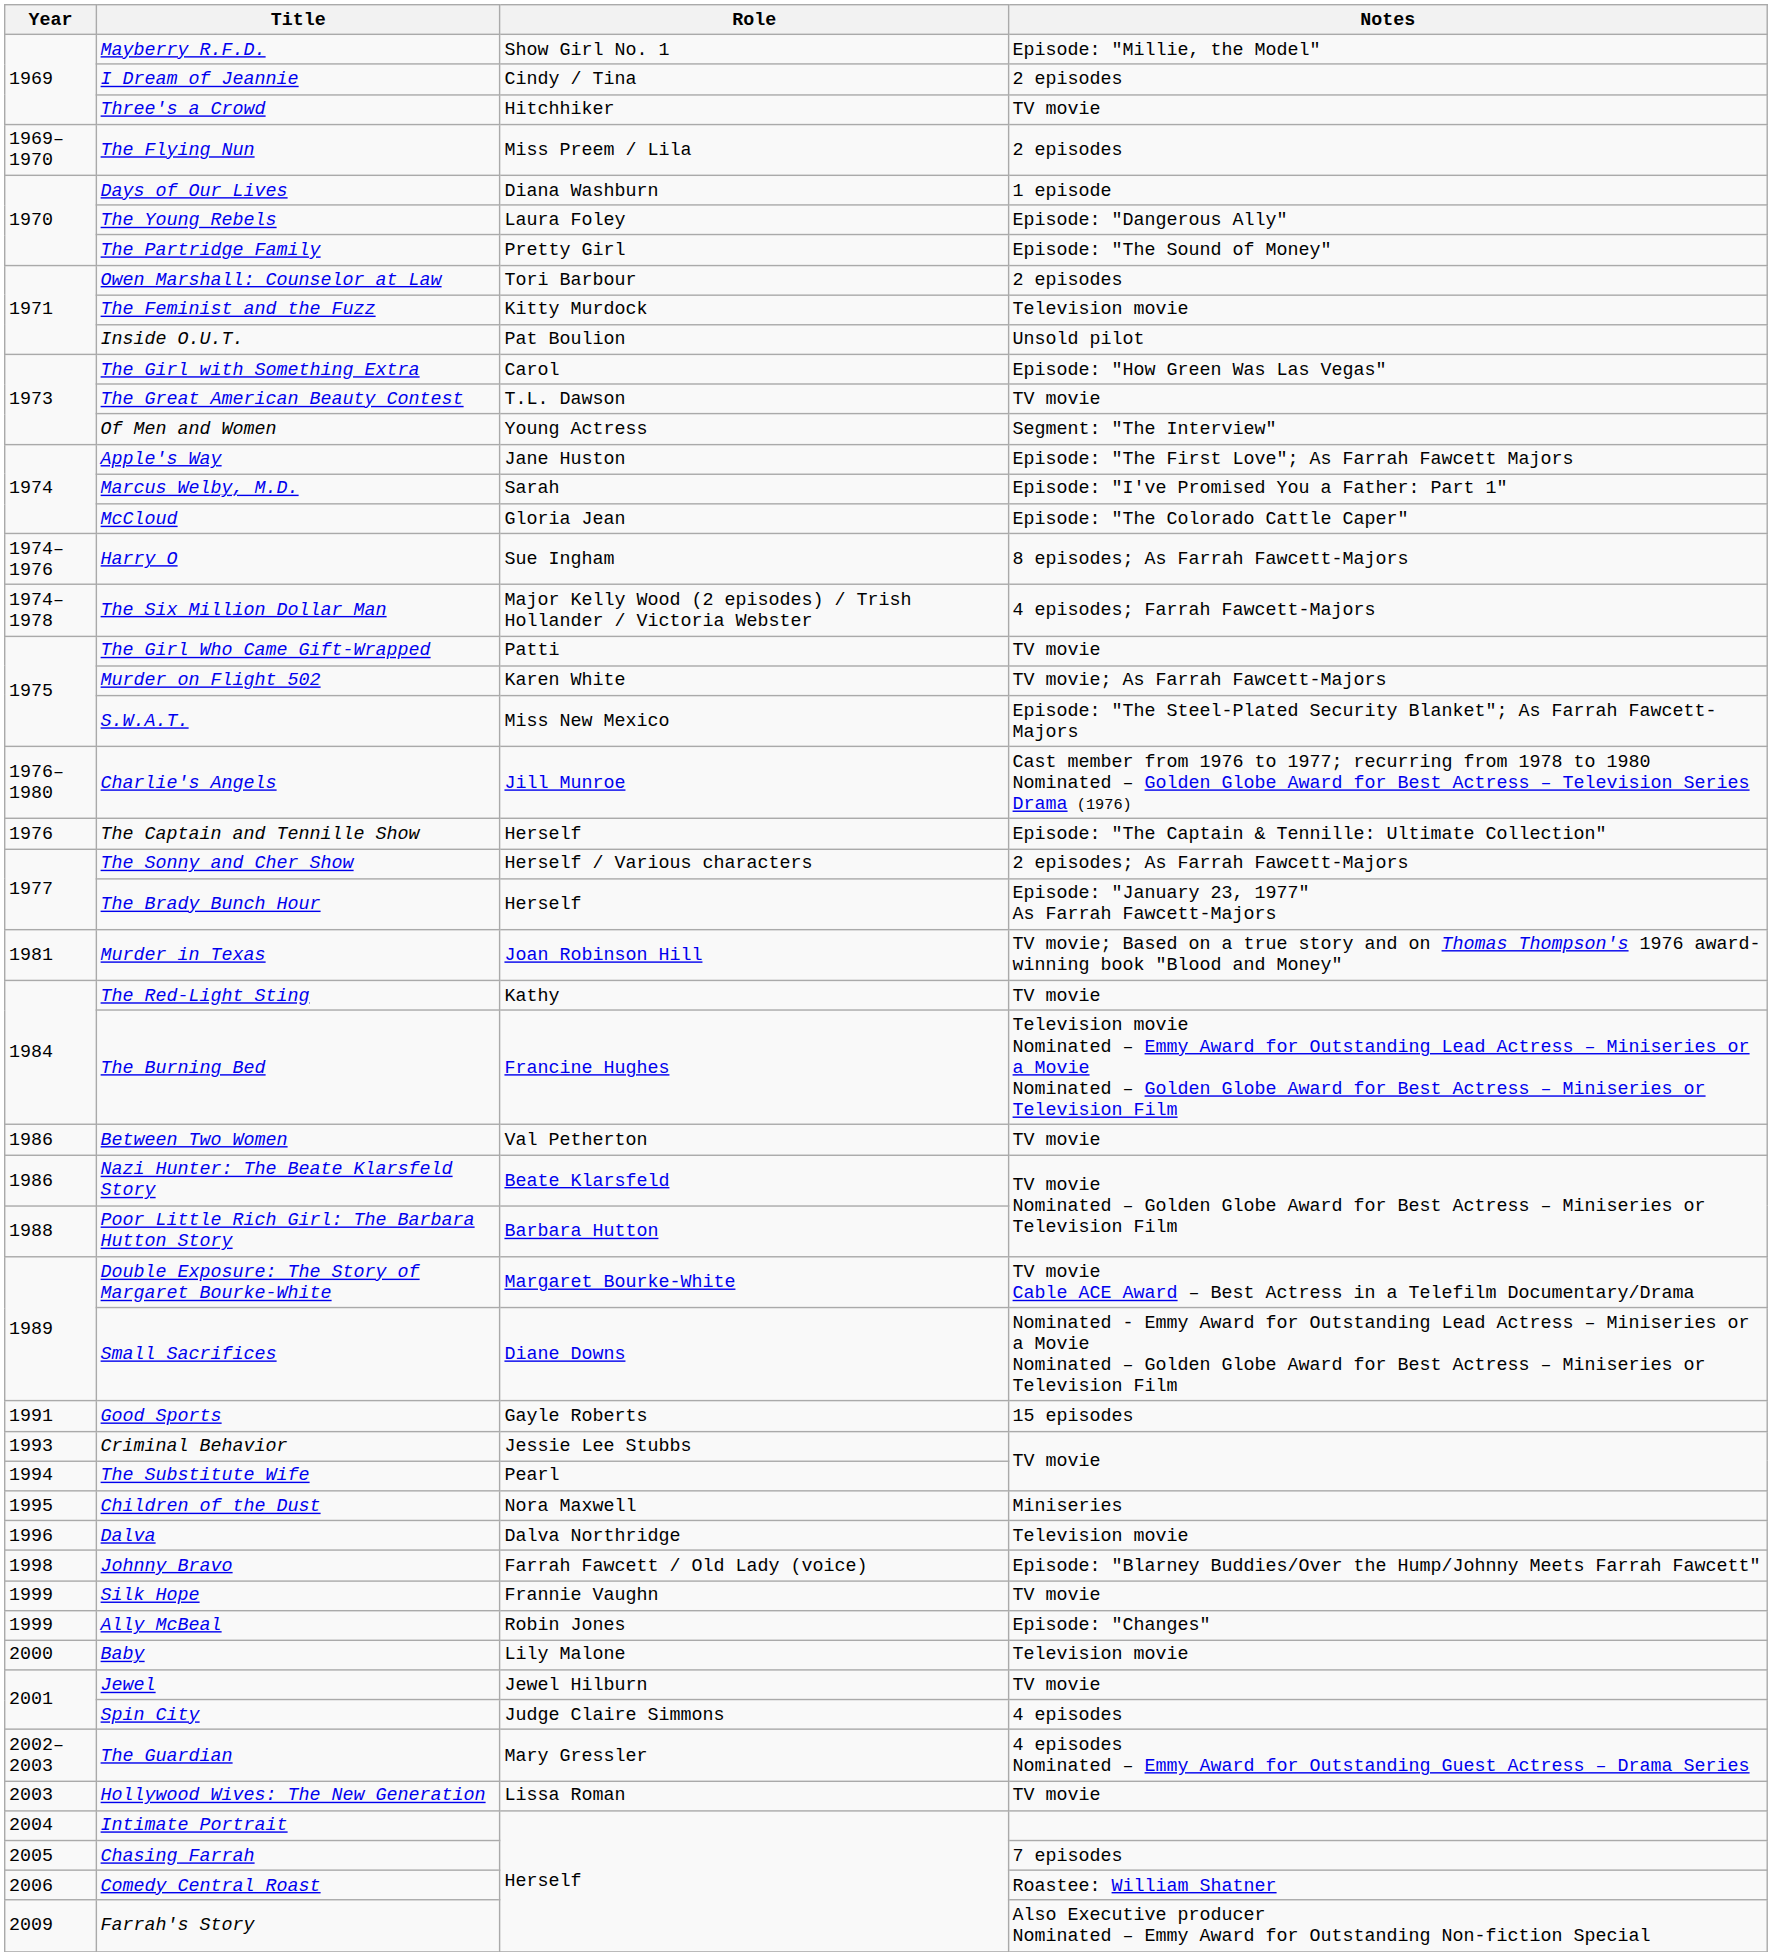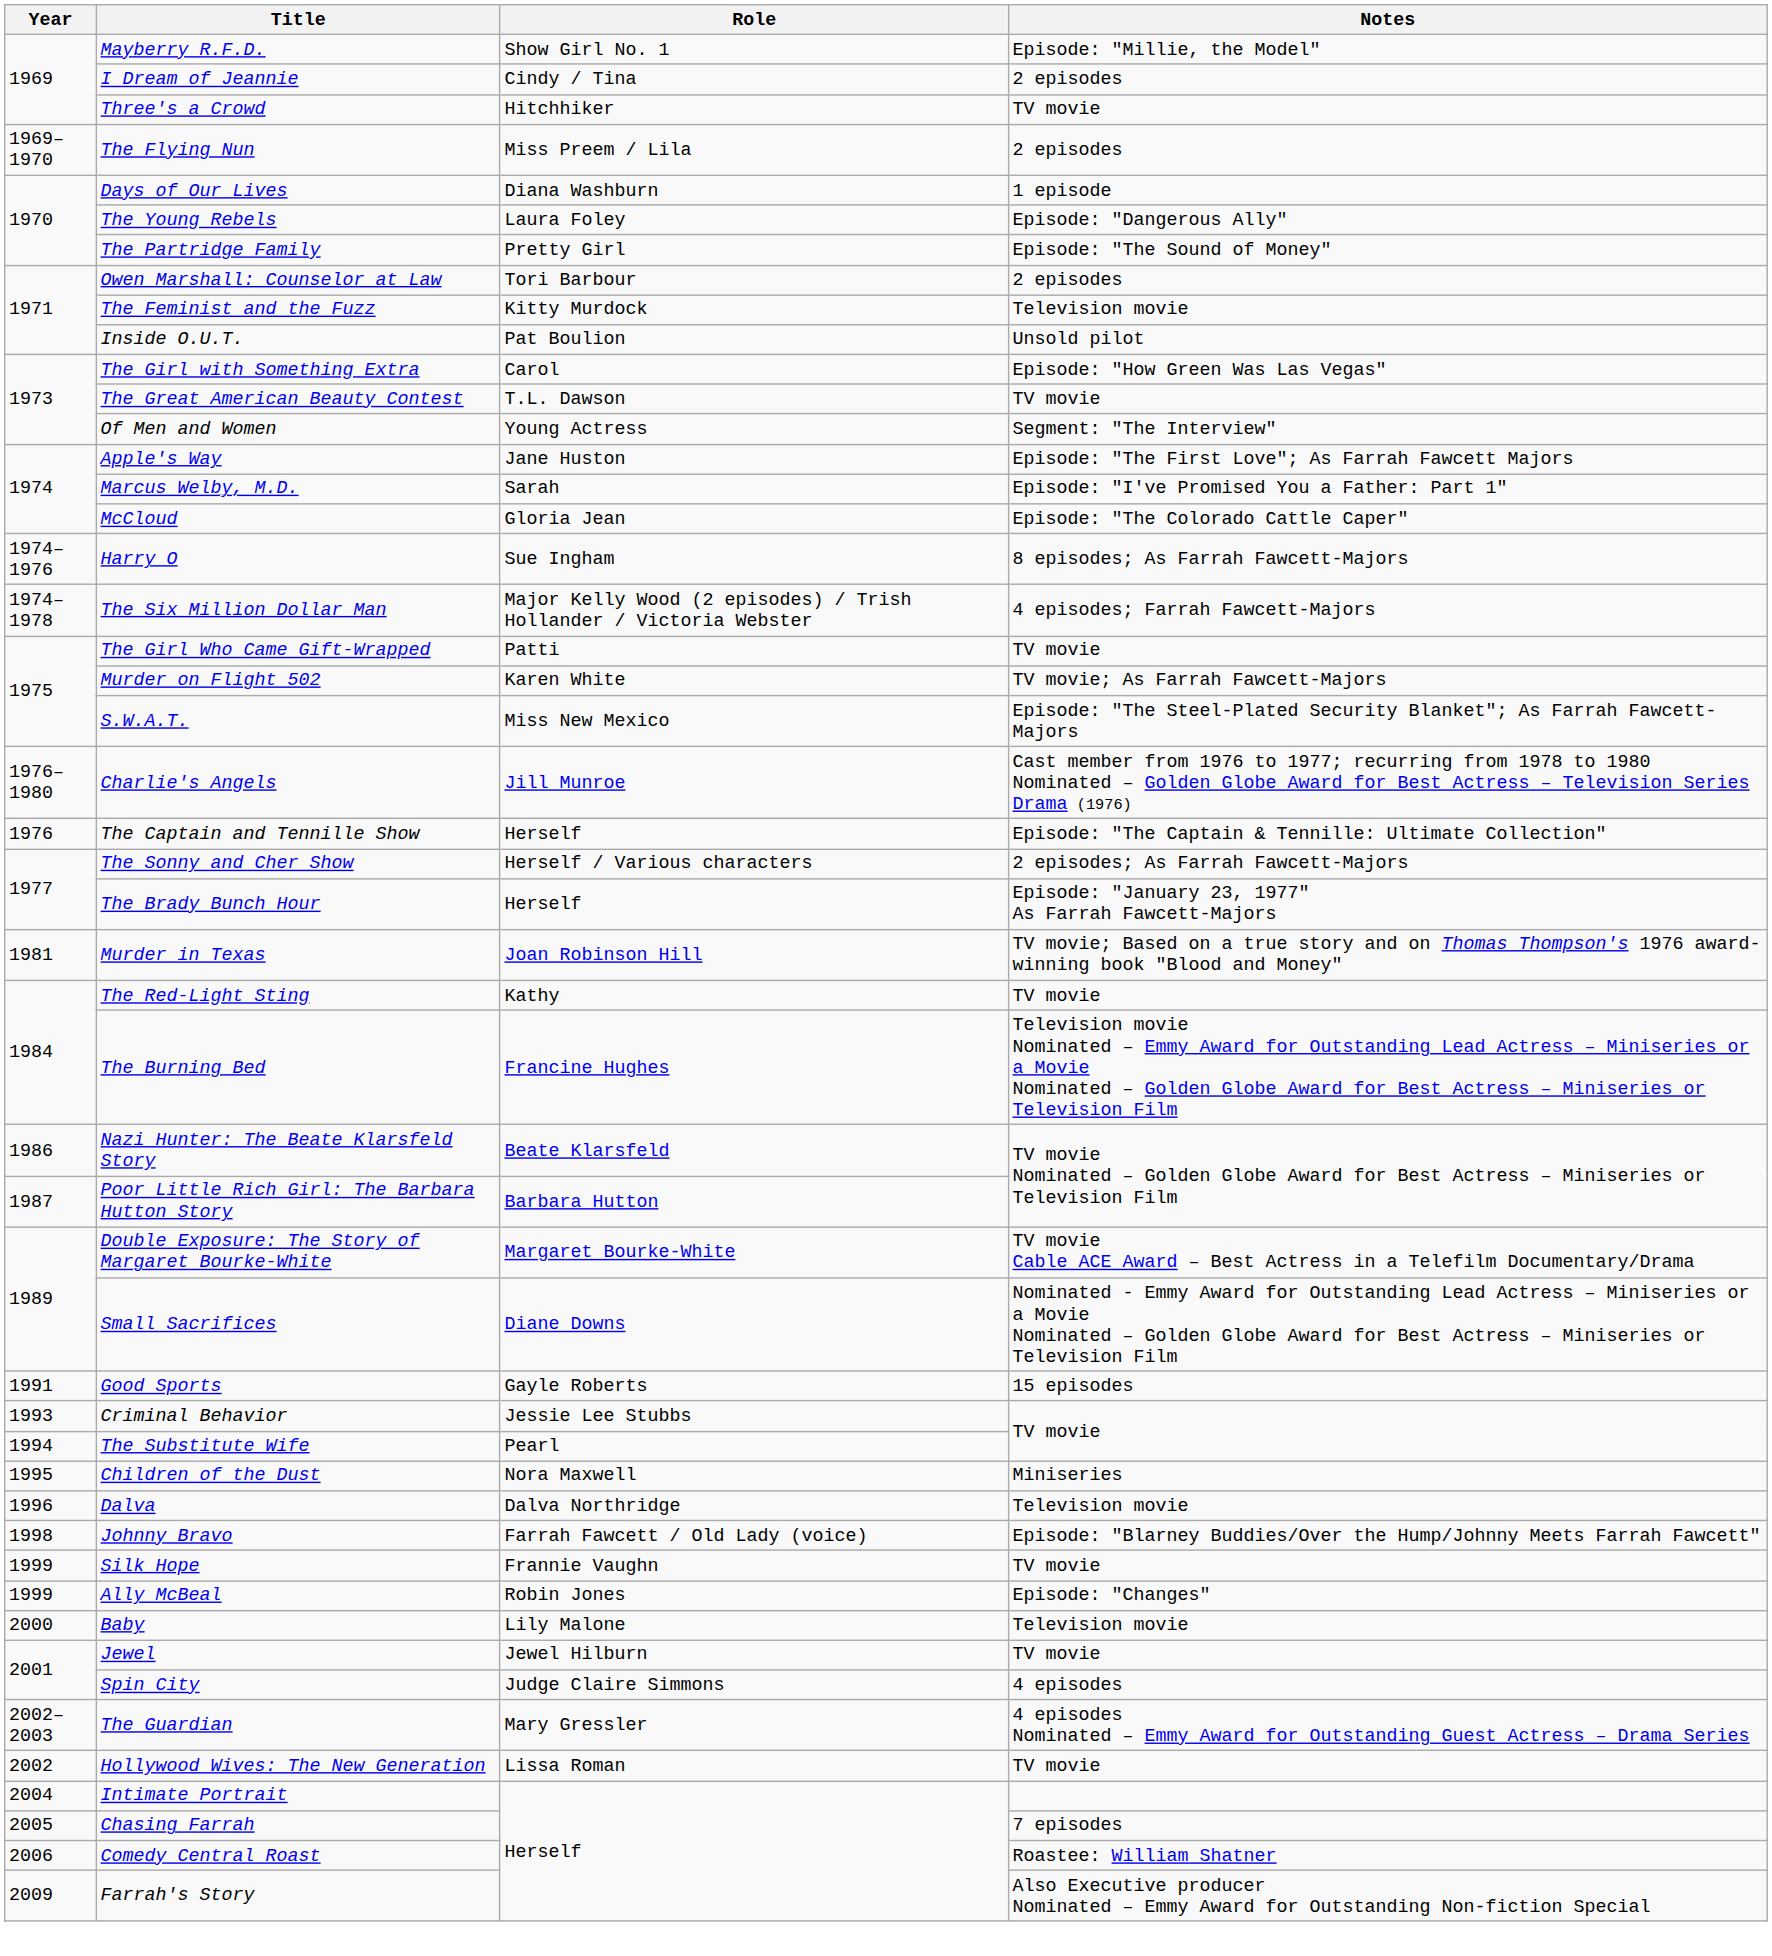- row: (194, 1140)
(31, 1231) 1988 -> (31, 1201) 1987
(31, 1796) 2003 -> (31, 1766) 2002
